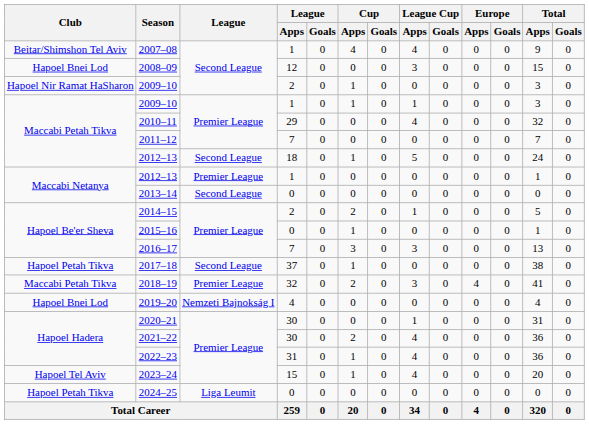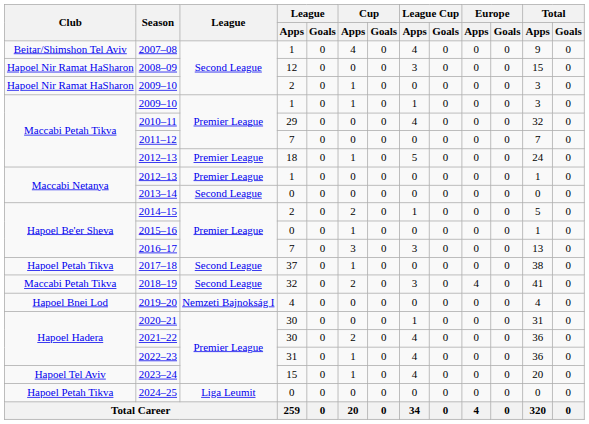(70, 68) Hapoel Bnei Lod -> (70, 68) Hapoel Nir Ramat HaSharon
(228, 158) Second League -> (228, 158) Premier League
(228, 284) Premier League -> (228, 284) Second League
